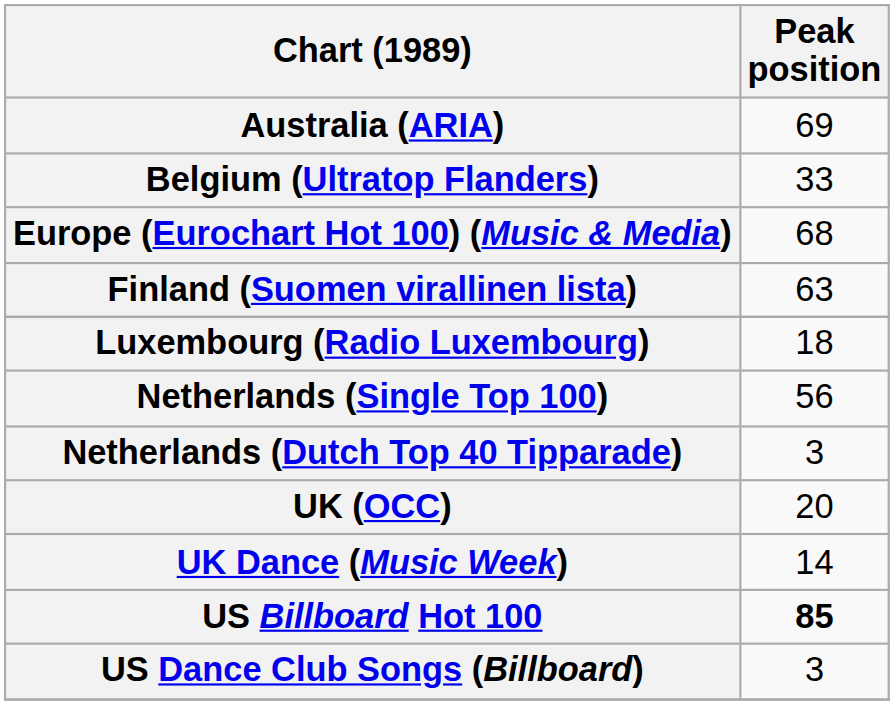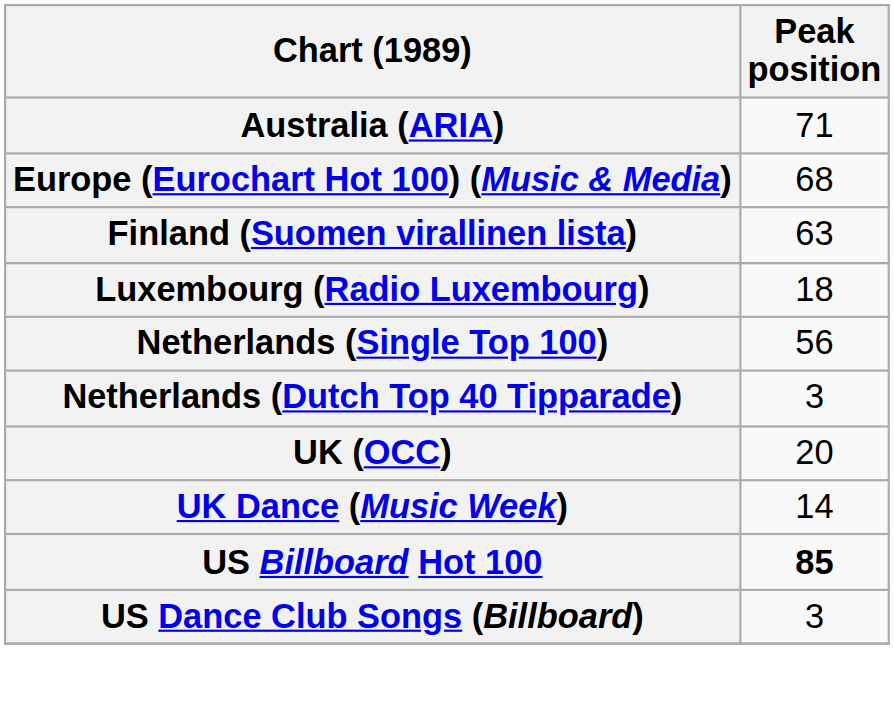(814, 125) 69 -> (814, 125) 71
- row: (372, 179)
